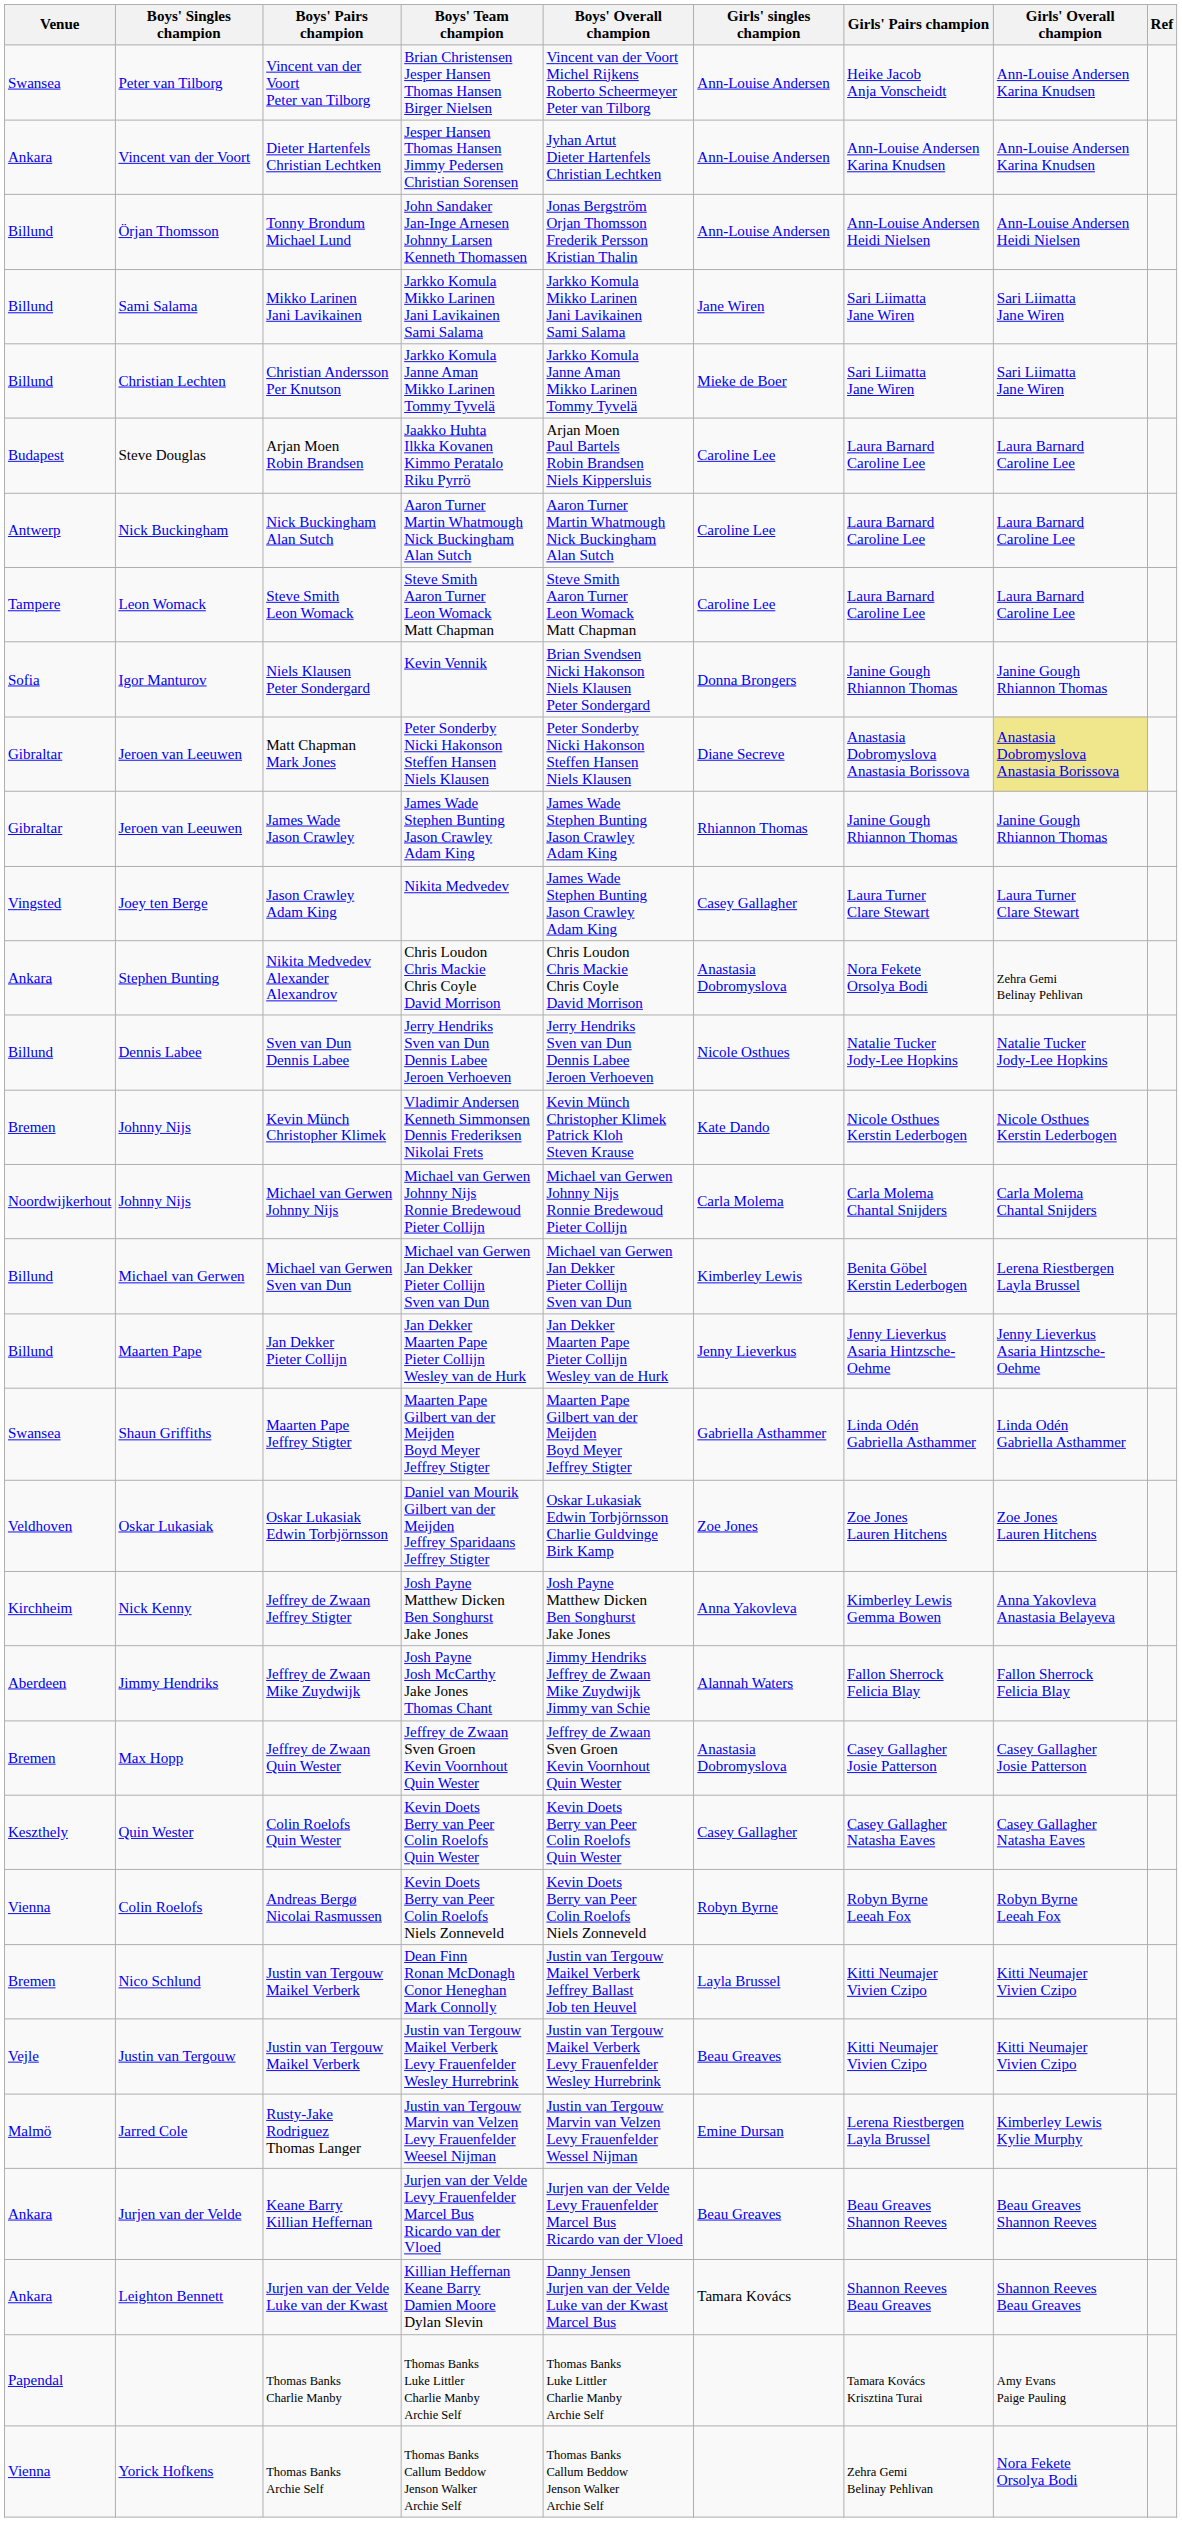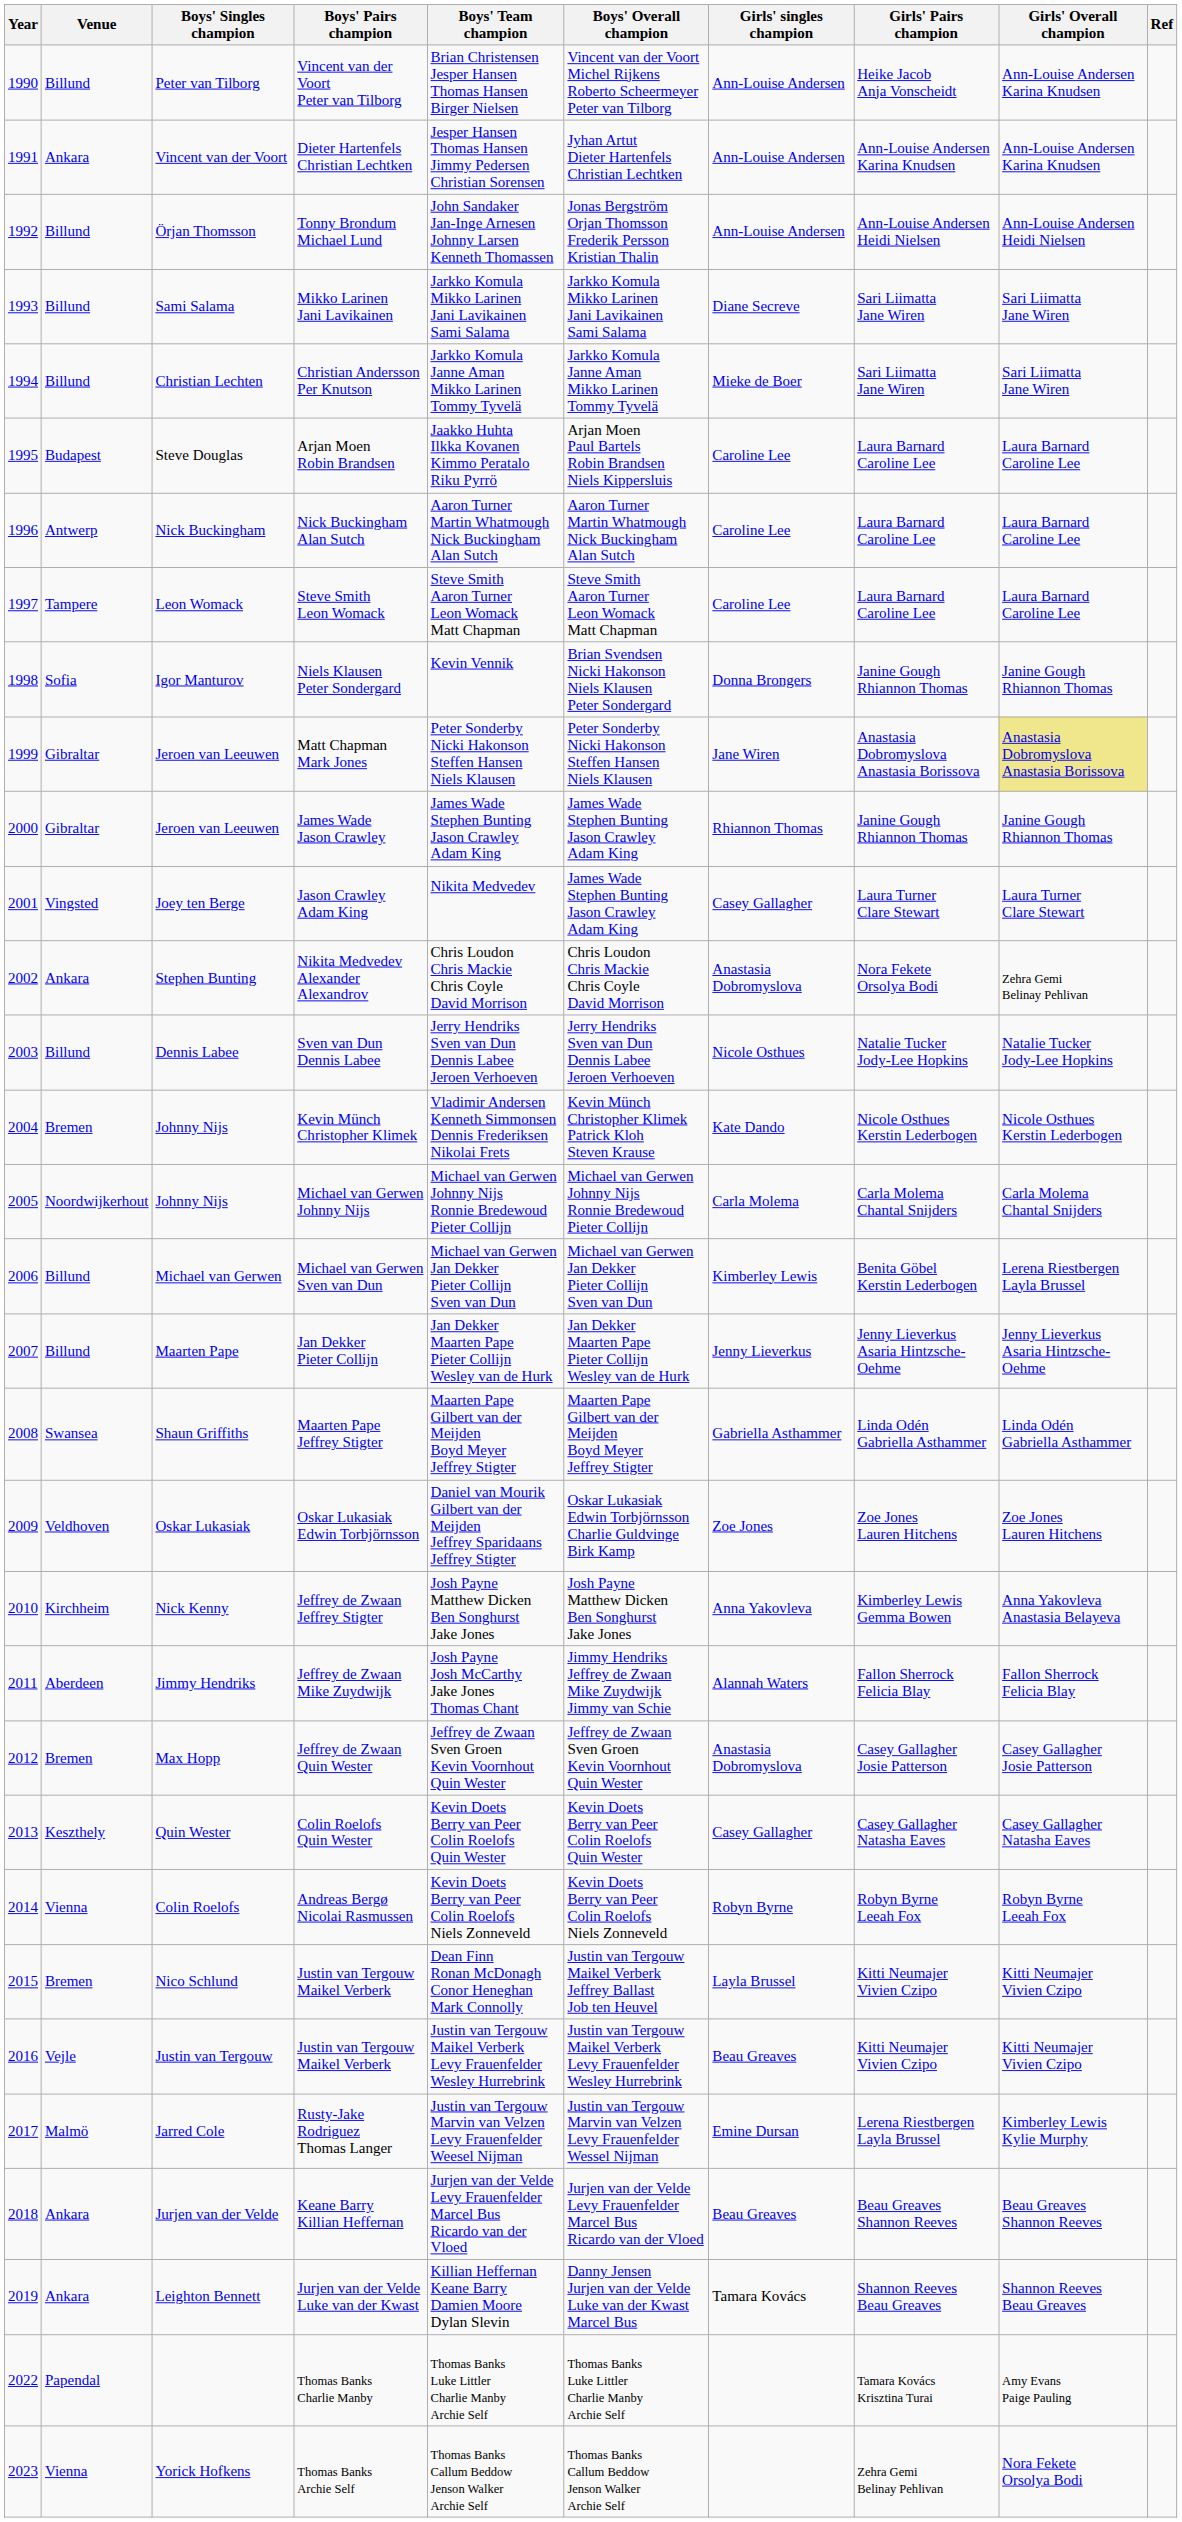+ column: (23, 24)
(34, 82) Swansea -> (68, 82) Billund
(731, 306) Jane Wiren -> (756, 306) Diane Secreve
(741, 754) Diane Secreve -> (746, 754) Jane Wiren
